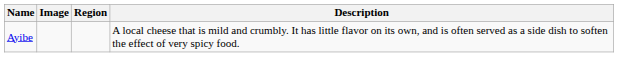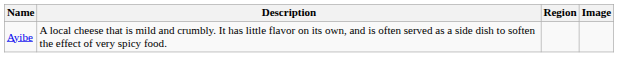columns swapped: (54, 13) <-> (362, 13)
